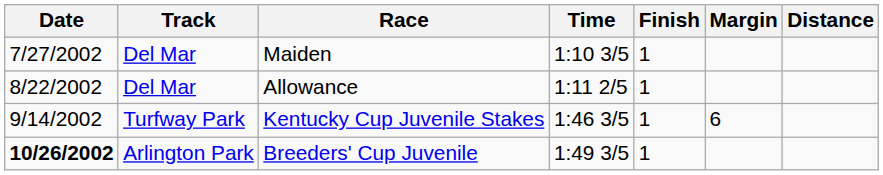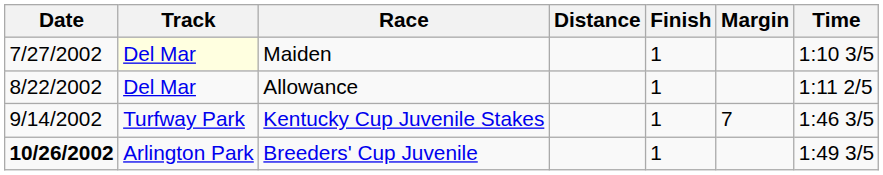columns swapped: (831, 20) <-> (591, 20)
(160, 53) no background -> (160, 53) lightyellow background
(715, 119) 6 -> (727, 119) 7
